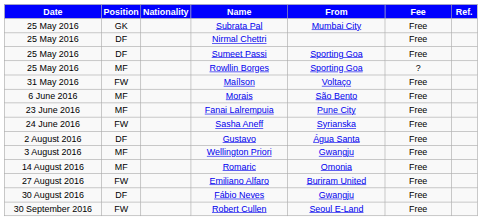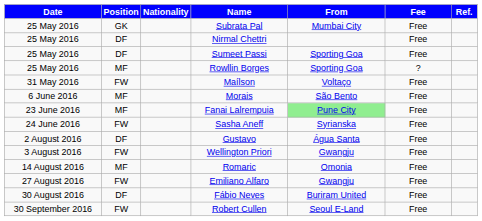(336, 110) no background -> (336, 110) lightgreen background
(121, 153) MF -> (121, 153) FW
(336, 181) Buriram United -> (336, 181) Gwangju
(336, 195) Gwangju -> (336, 195) Buriram United
